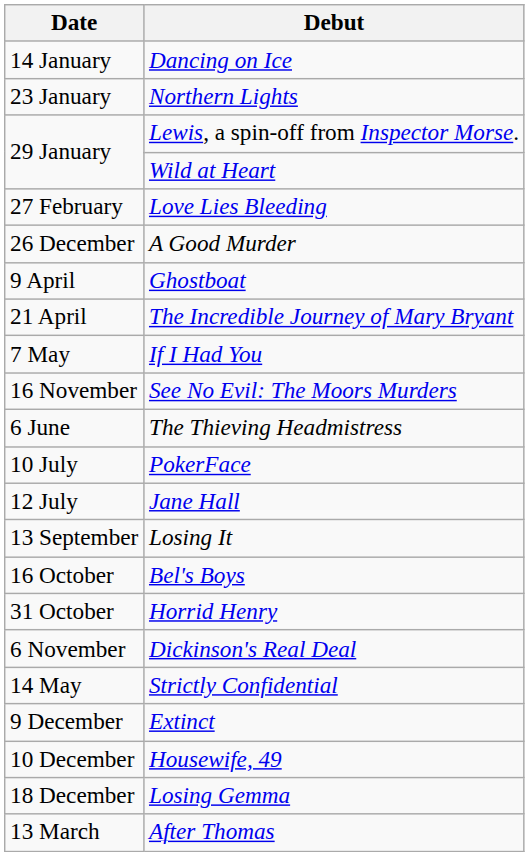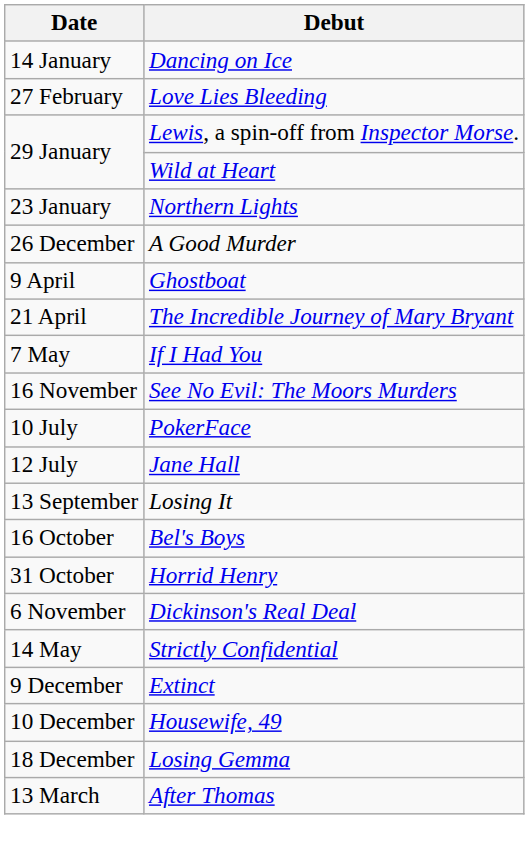rows swapped: (223, 96) <-> (238, 206)
- row: (276, 427)
